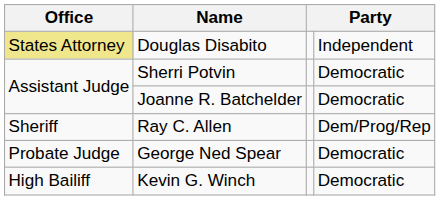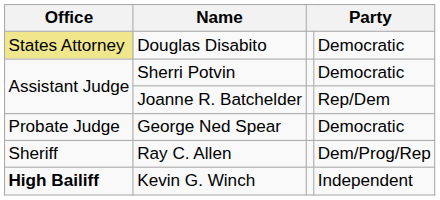(365, 45) Independent -> (361, 45) Democratic
(361, 99) Democratic -> (354, 99) Rep/Dem
rows swapped: (209, 153) <-> (184, 126)
(49, 180) normal -> (54, 180) bold
(361, 180) Democratic -> (365, 180) Independent
